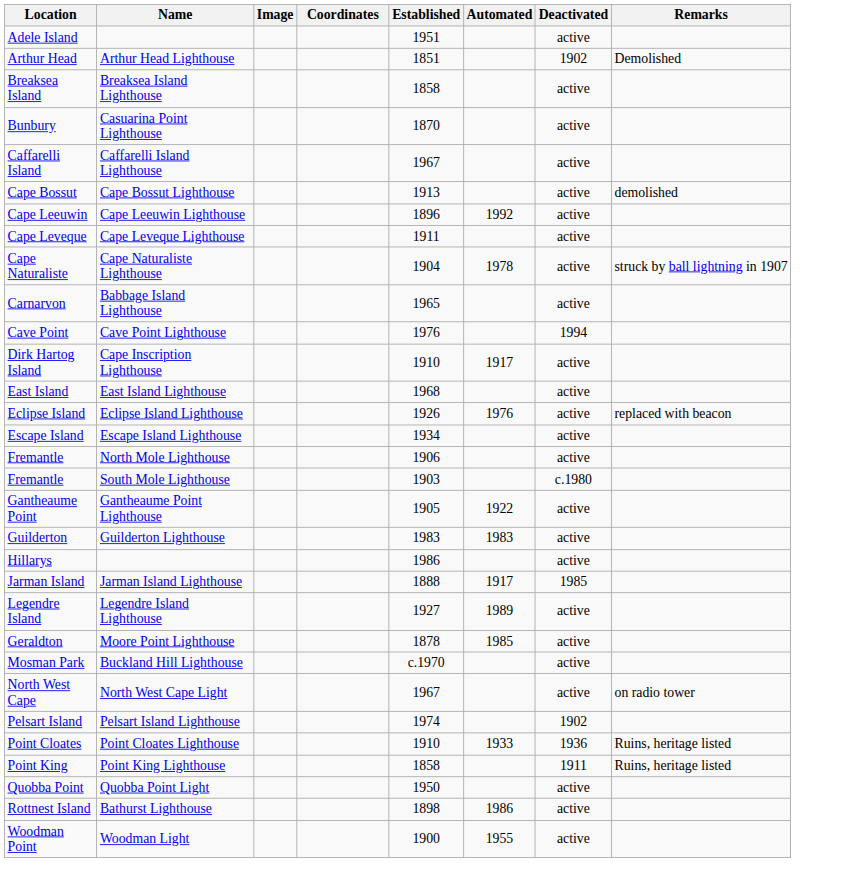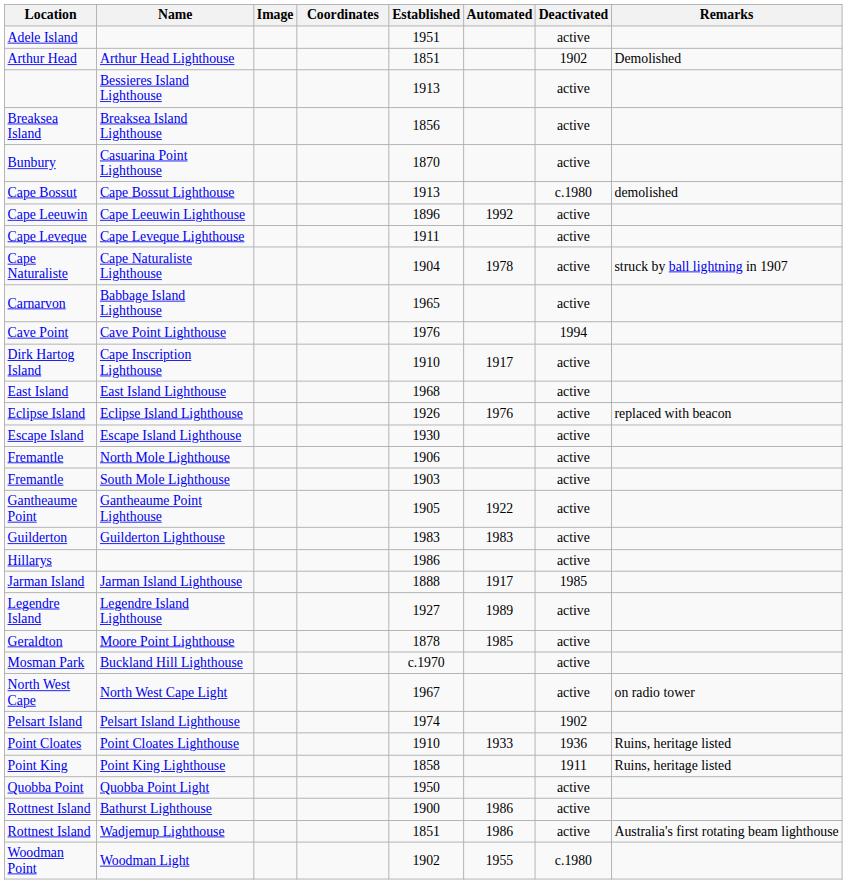+ row: (51, 89)
(426, 88) 1858 -> (426, 125) 1856
- row: (34, 163)
(573, 192) active -> (573, 192) c.1980
(426, 435) 1934 -> (426, 435) 1930
(573, 479) c.1980 -> (573, 479) active
(426, 809) 1898 -> (426, 809) 1900
+ row: (49, 831)
(426, 838) 1900 -> (426, 860) 1902
(573, 838) active -> (573, 860) c.1980
